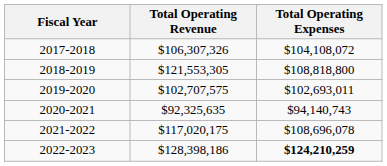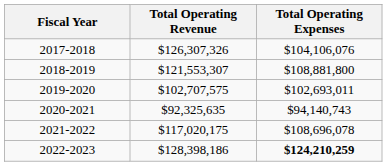(193, 49) $106,307,326 -> (193, 49) $126,307,326
(319, 49) $104,108,072 -> (319, 49) $104,106,076
(193, 69) $121,553,305 -> (193, 69) $121,553,307
(319, 69) $108,818,800 -> (319, 69) $108,881,800
